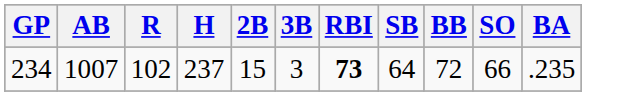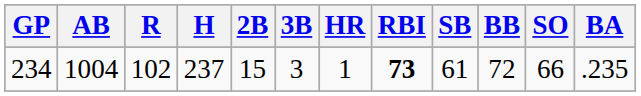+ column: (345, 25)
(91, 68) 1007 -> (91, 68) 1004
(402, 68) 64 -> (455, 68) 61
